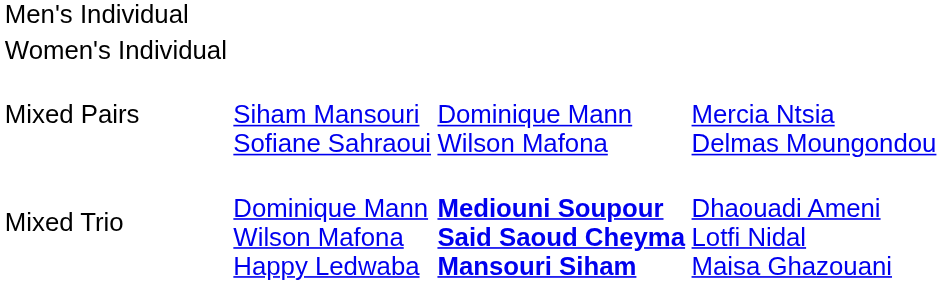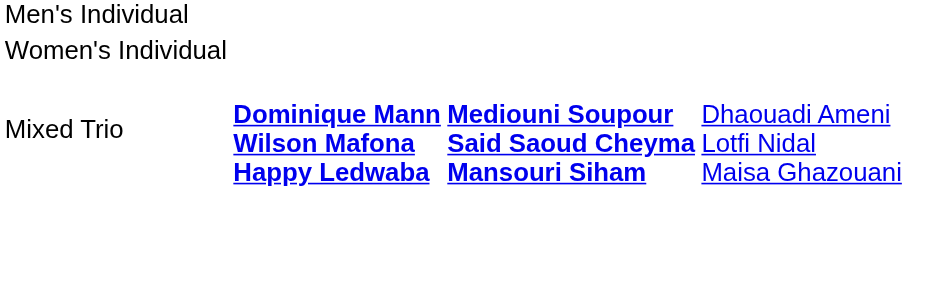- row: (72, 114)
(331, 237) normal -> (337, 143) bold
